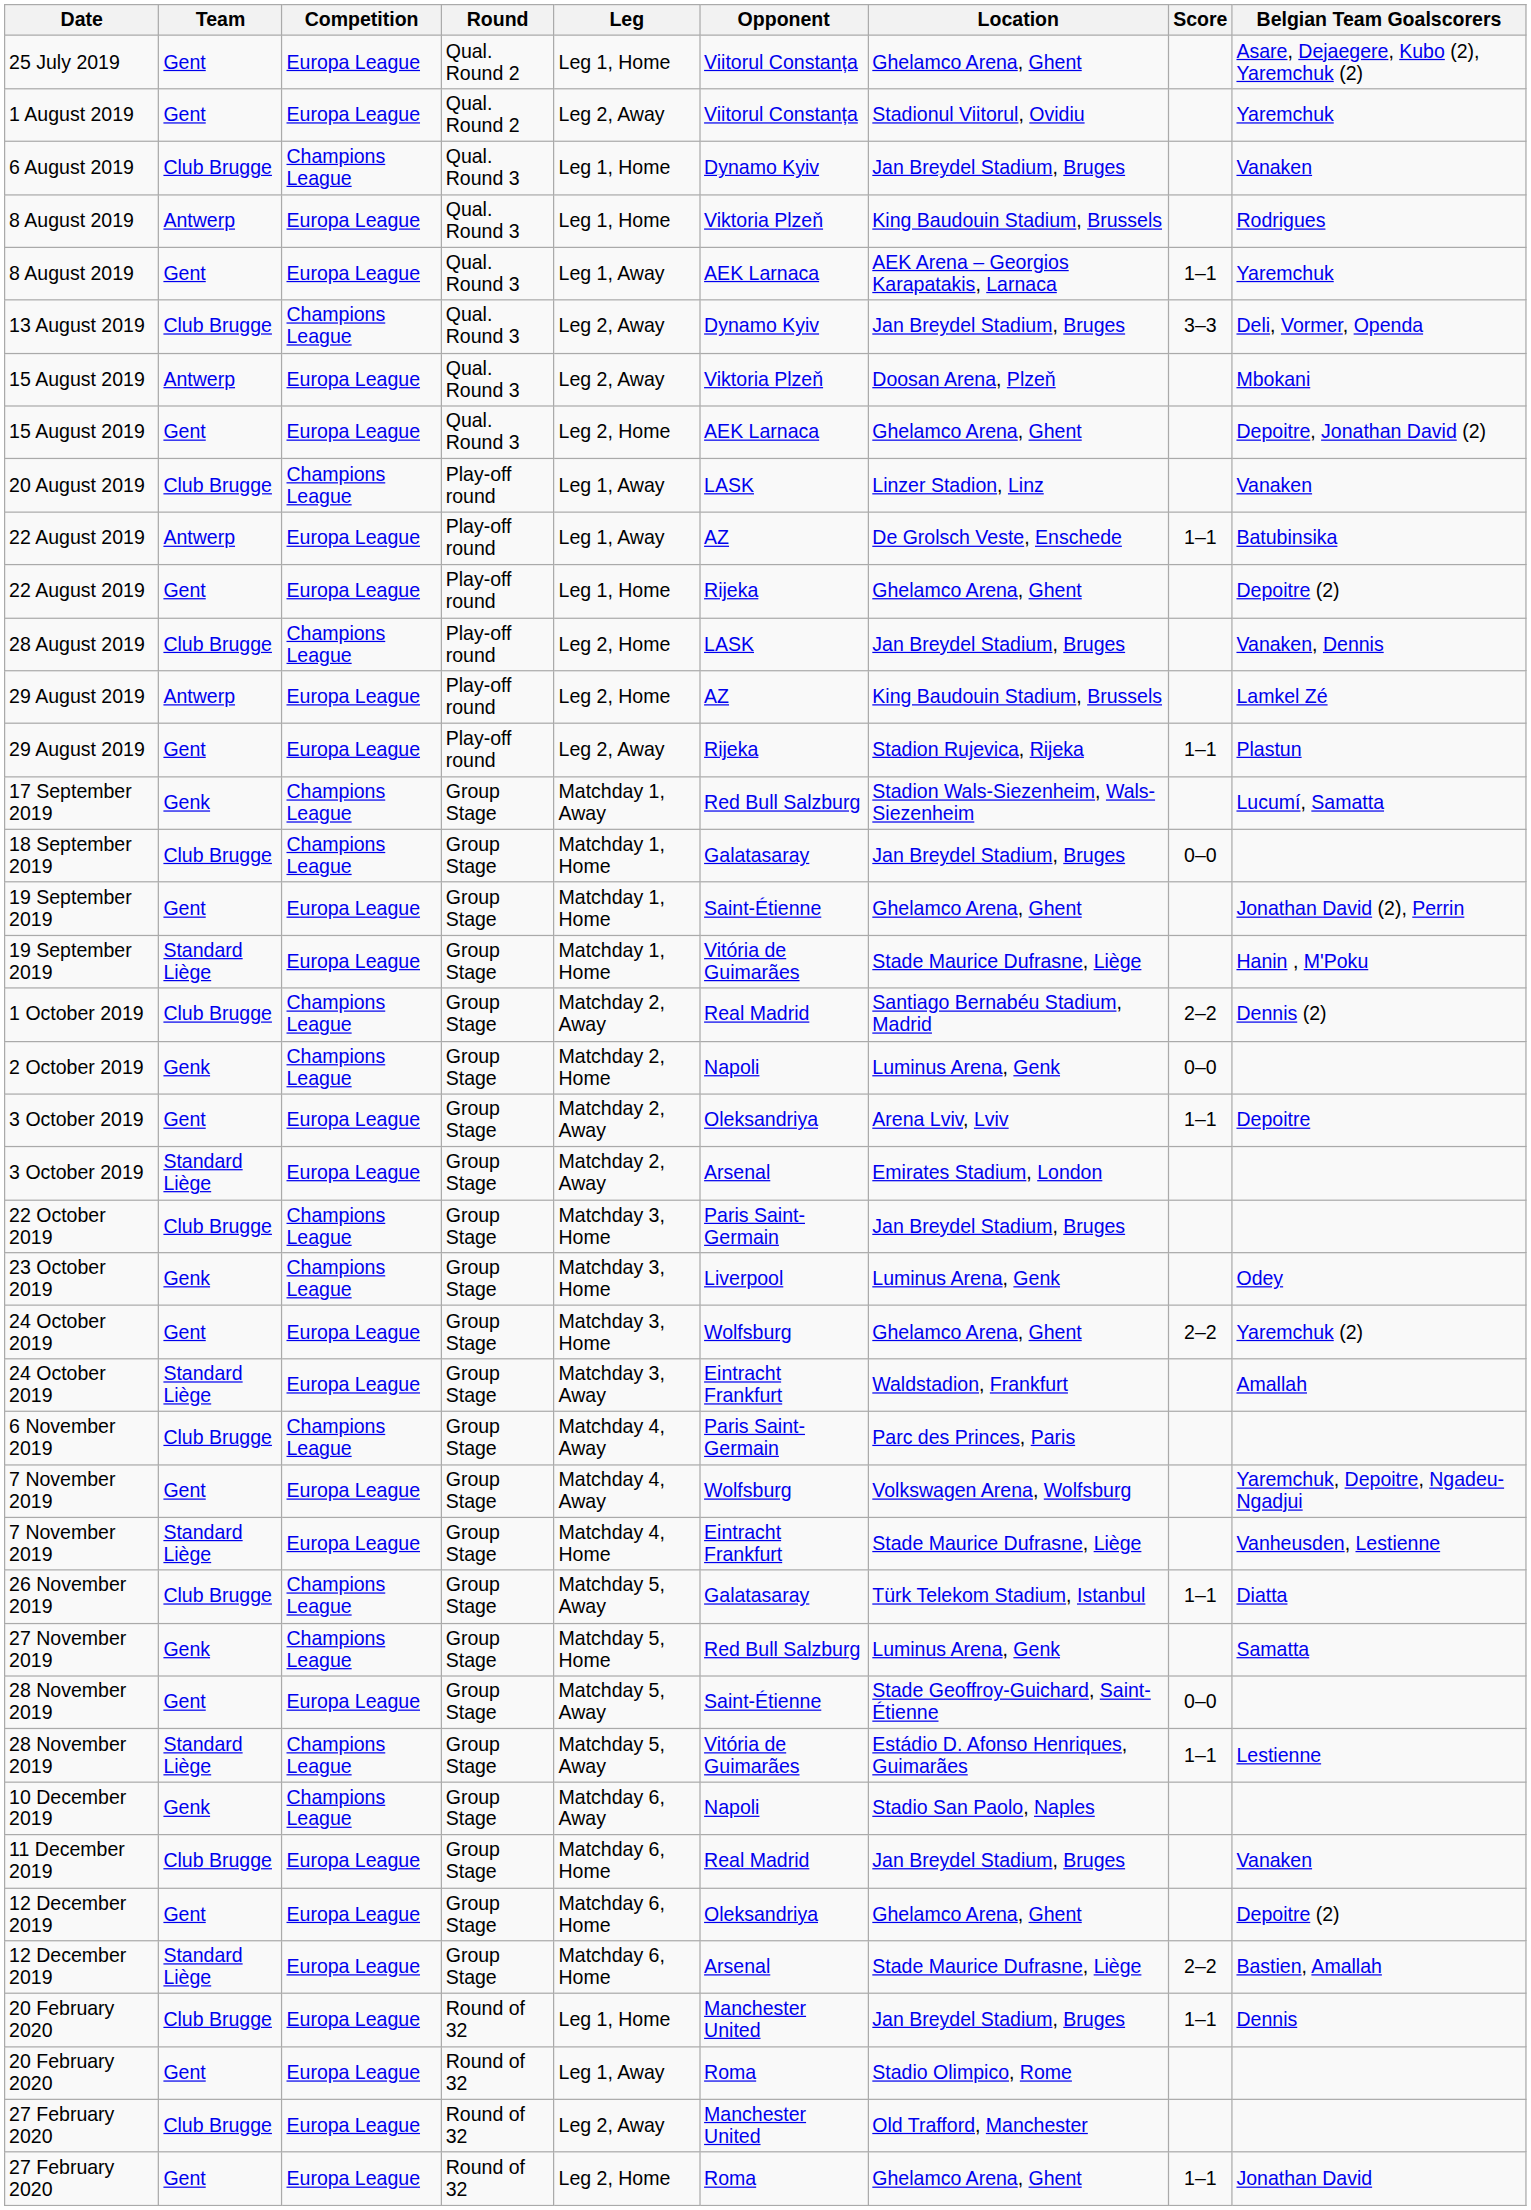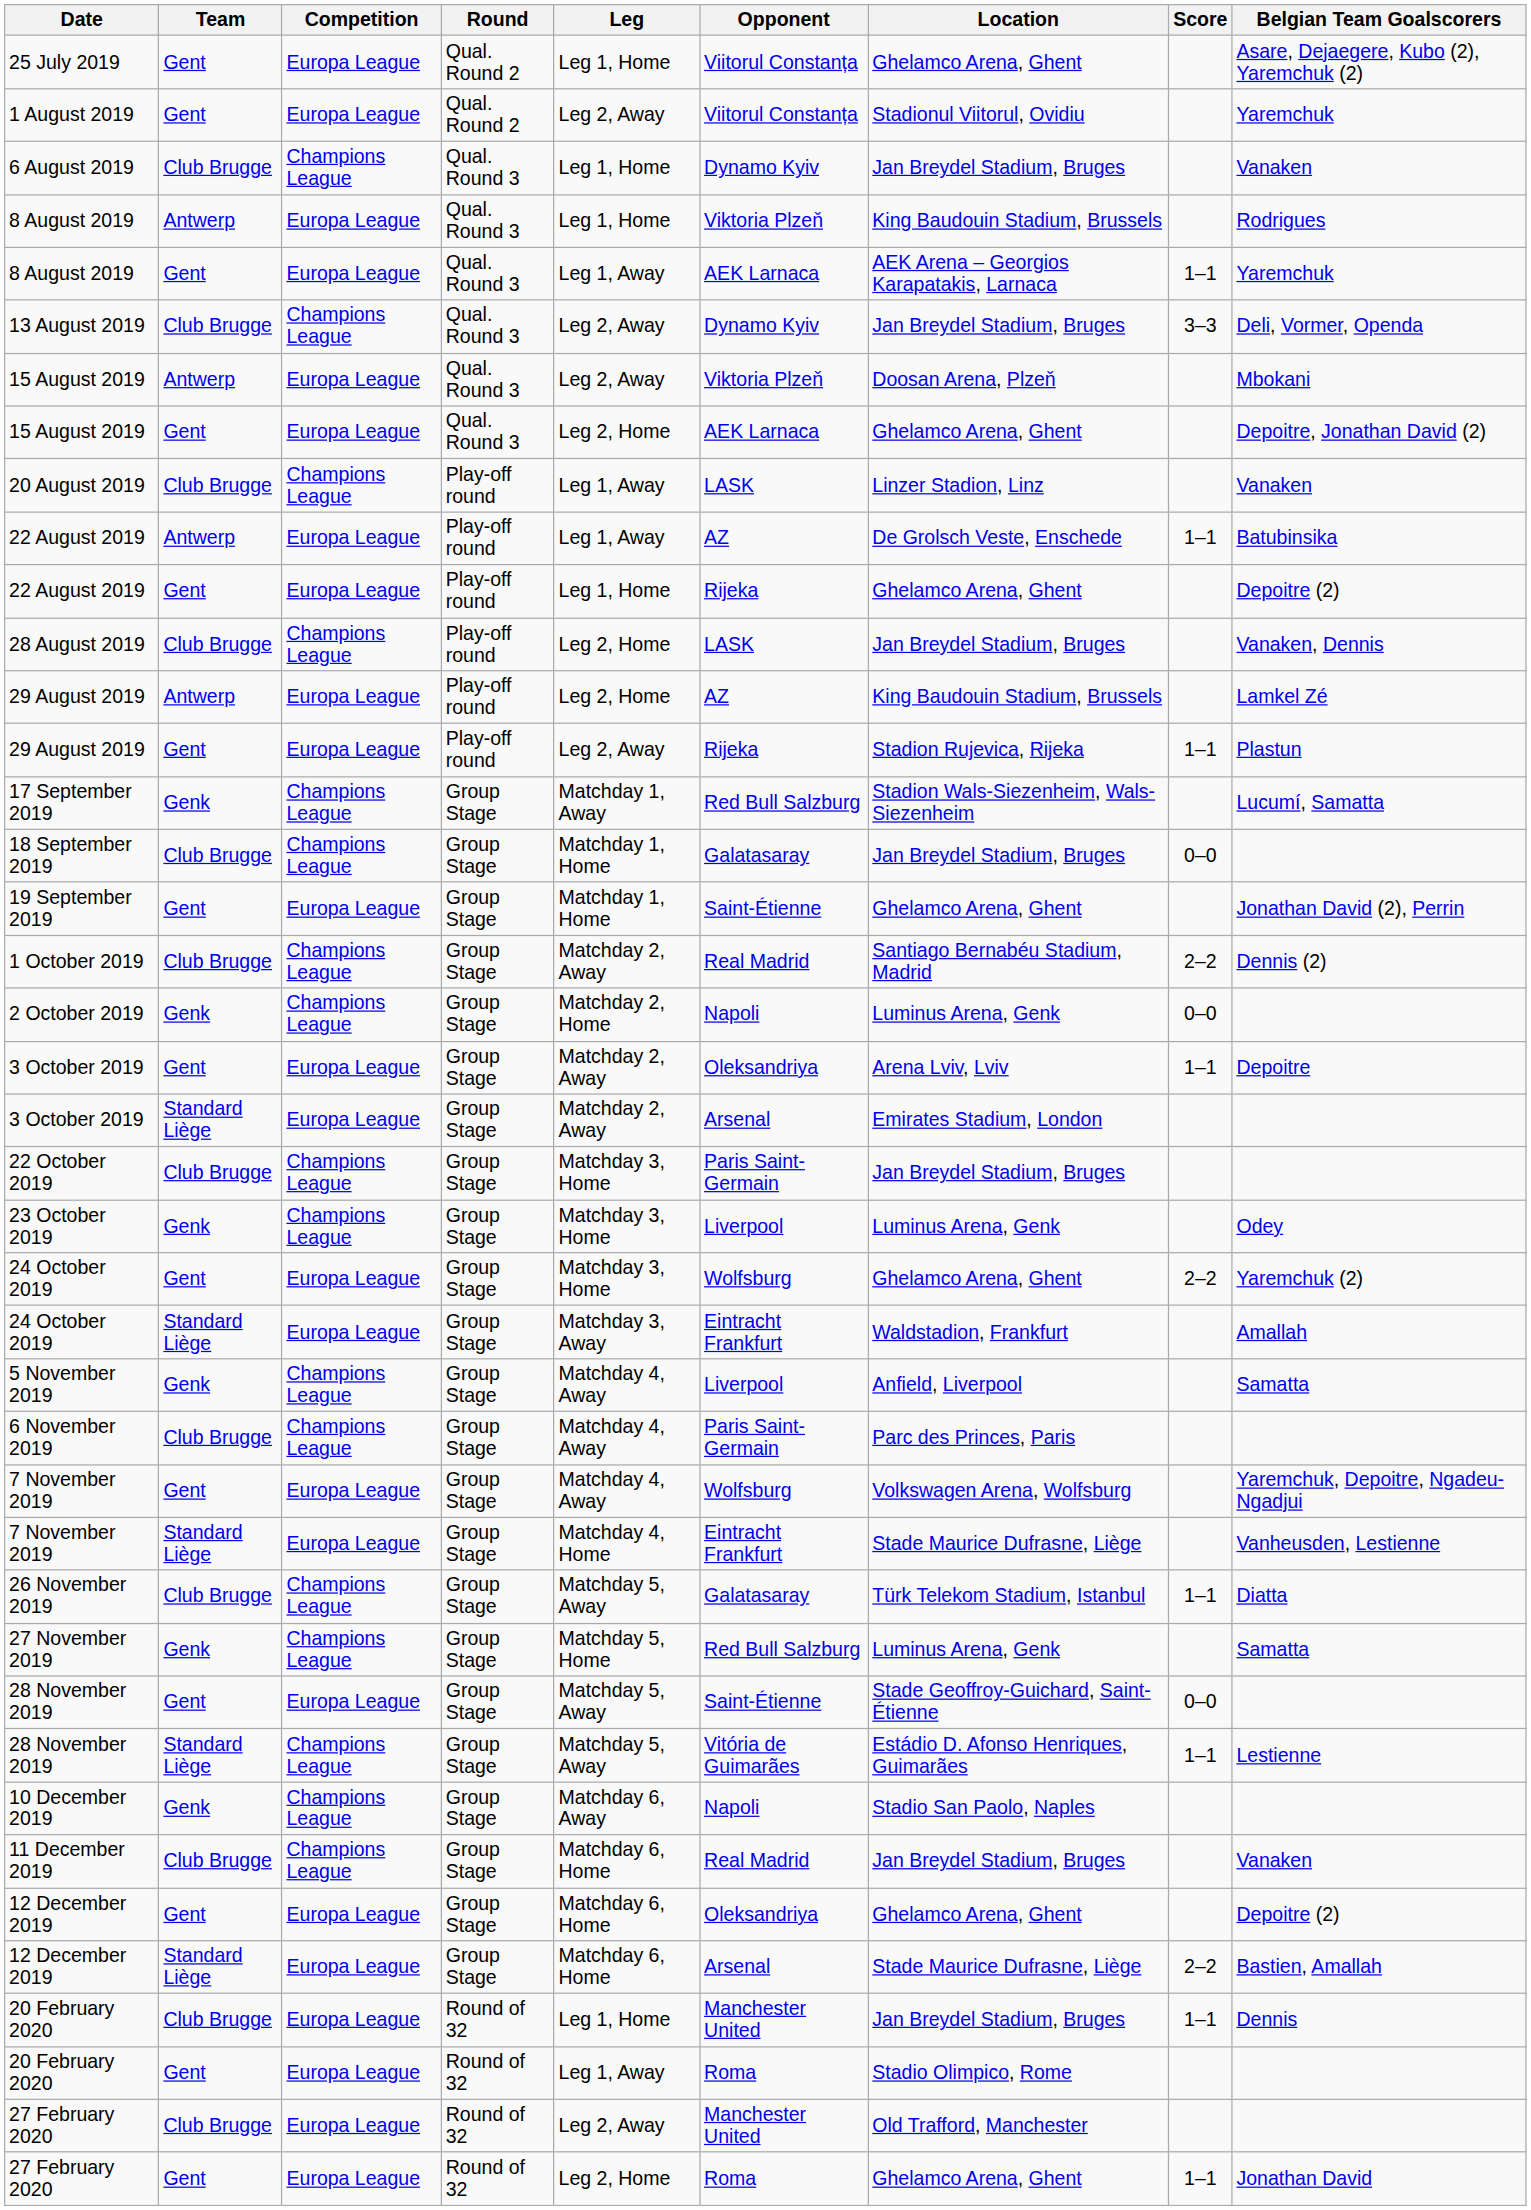- row: (70, 961)
+ row: (62, 1384)
(353, 1861) Europa League -> (336, 1861) Champions League
